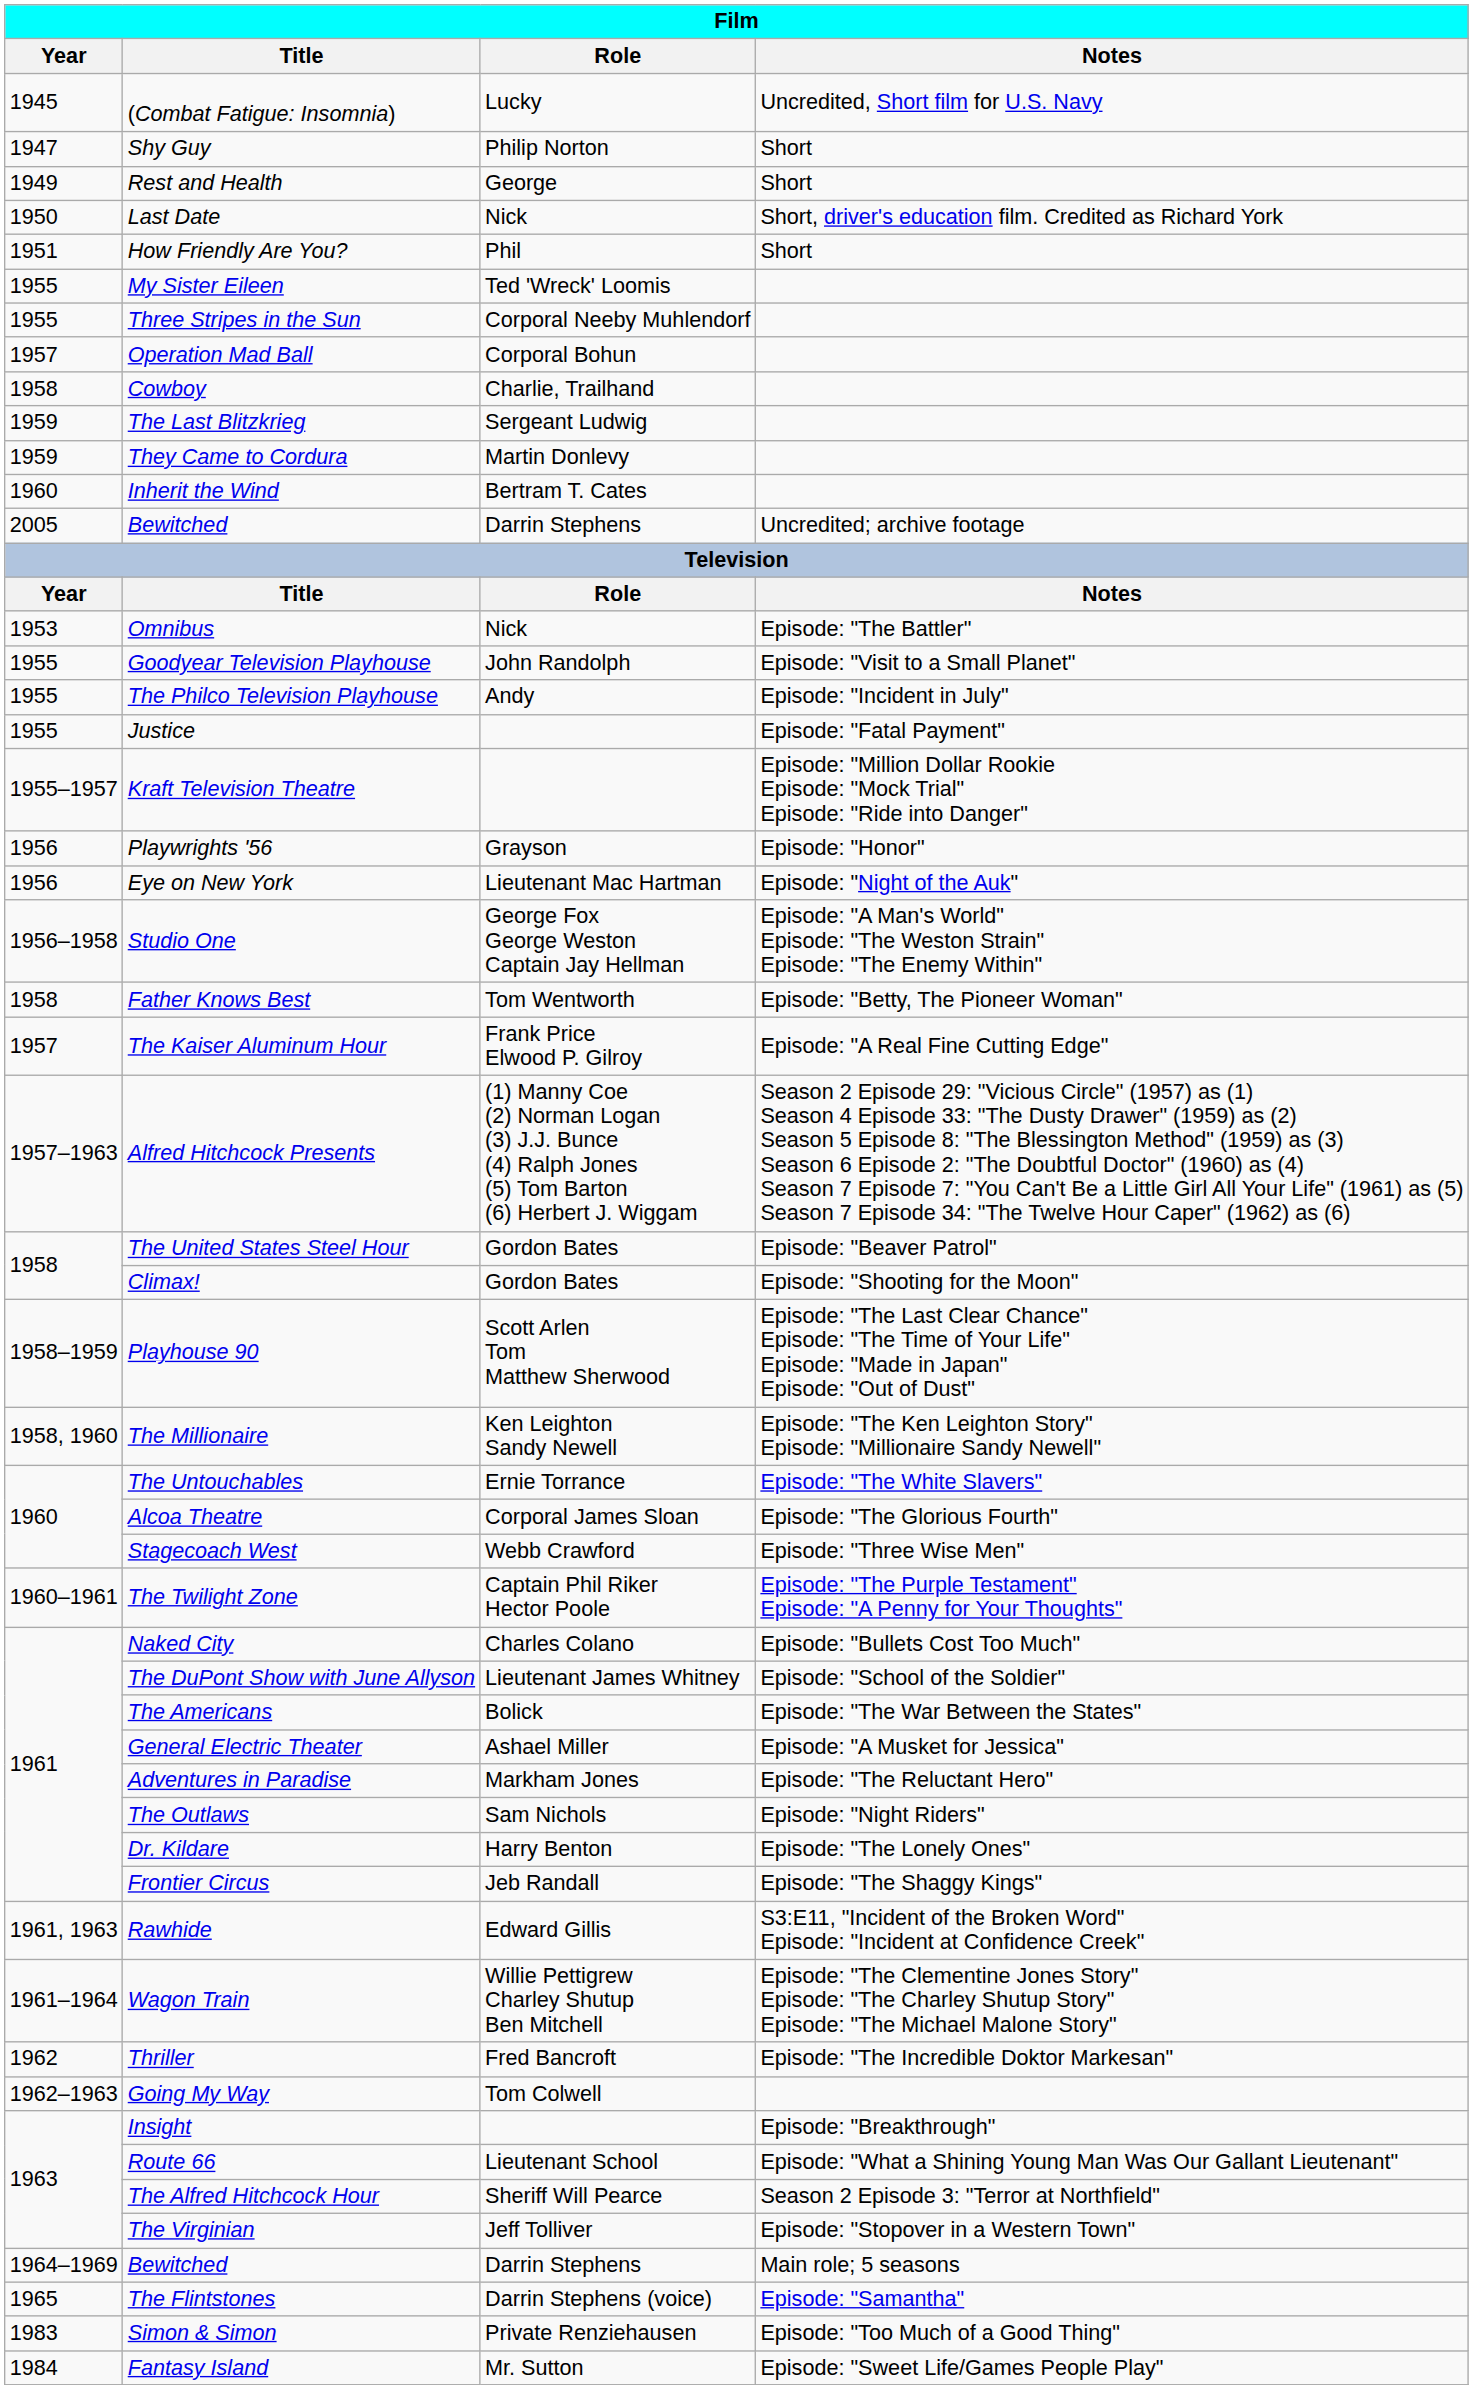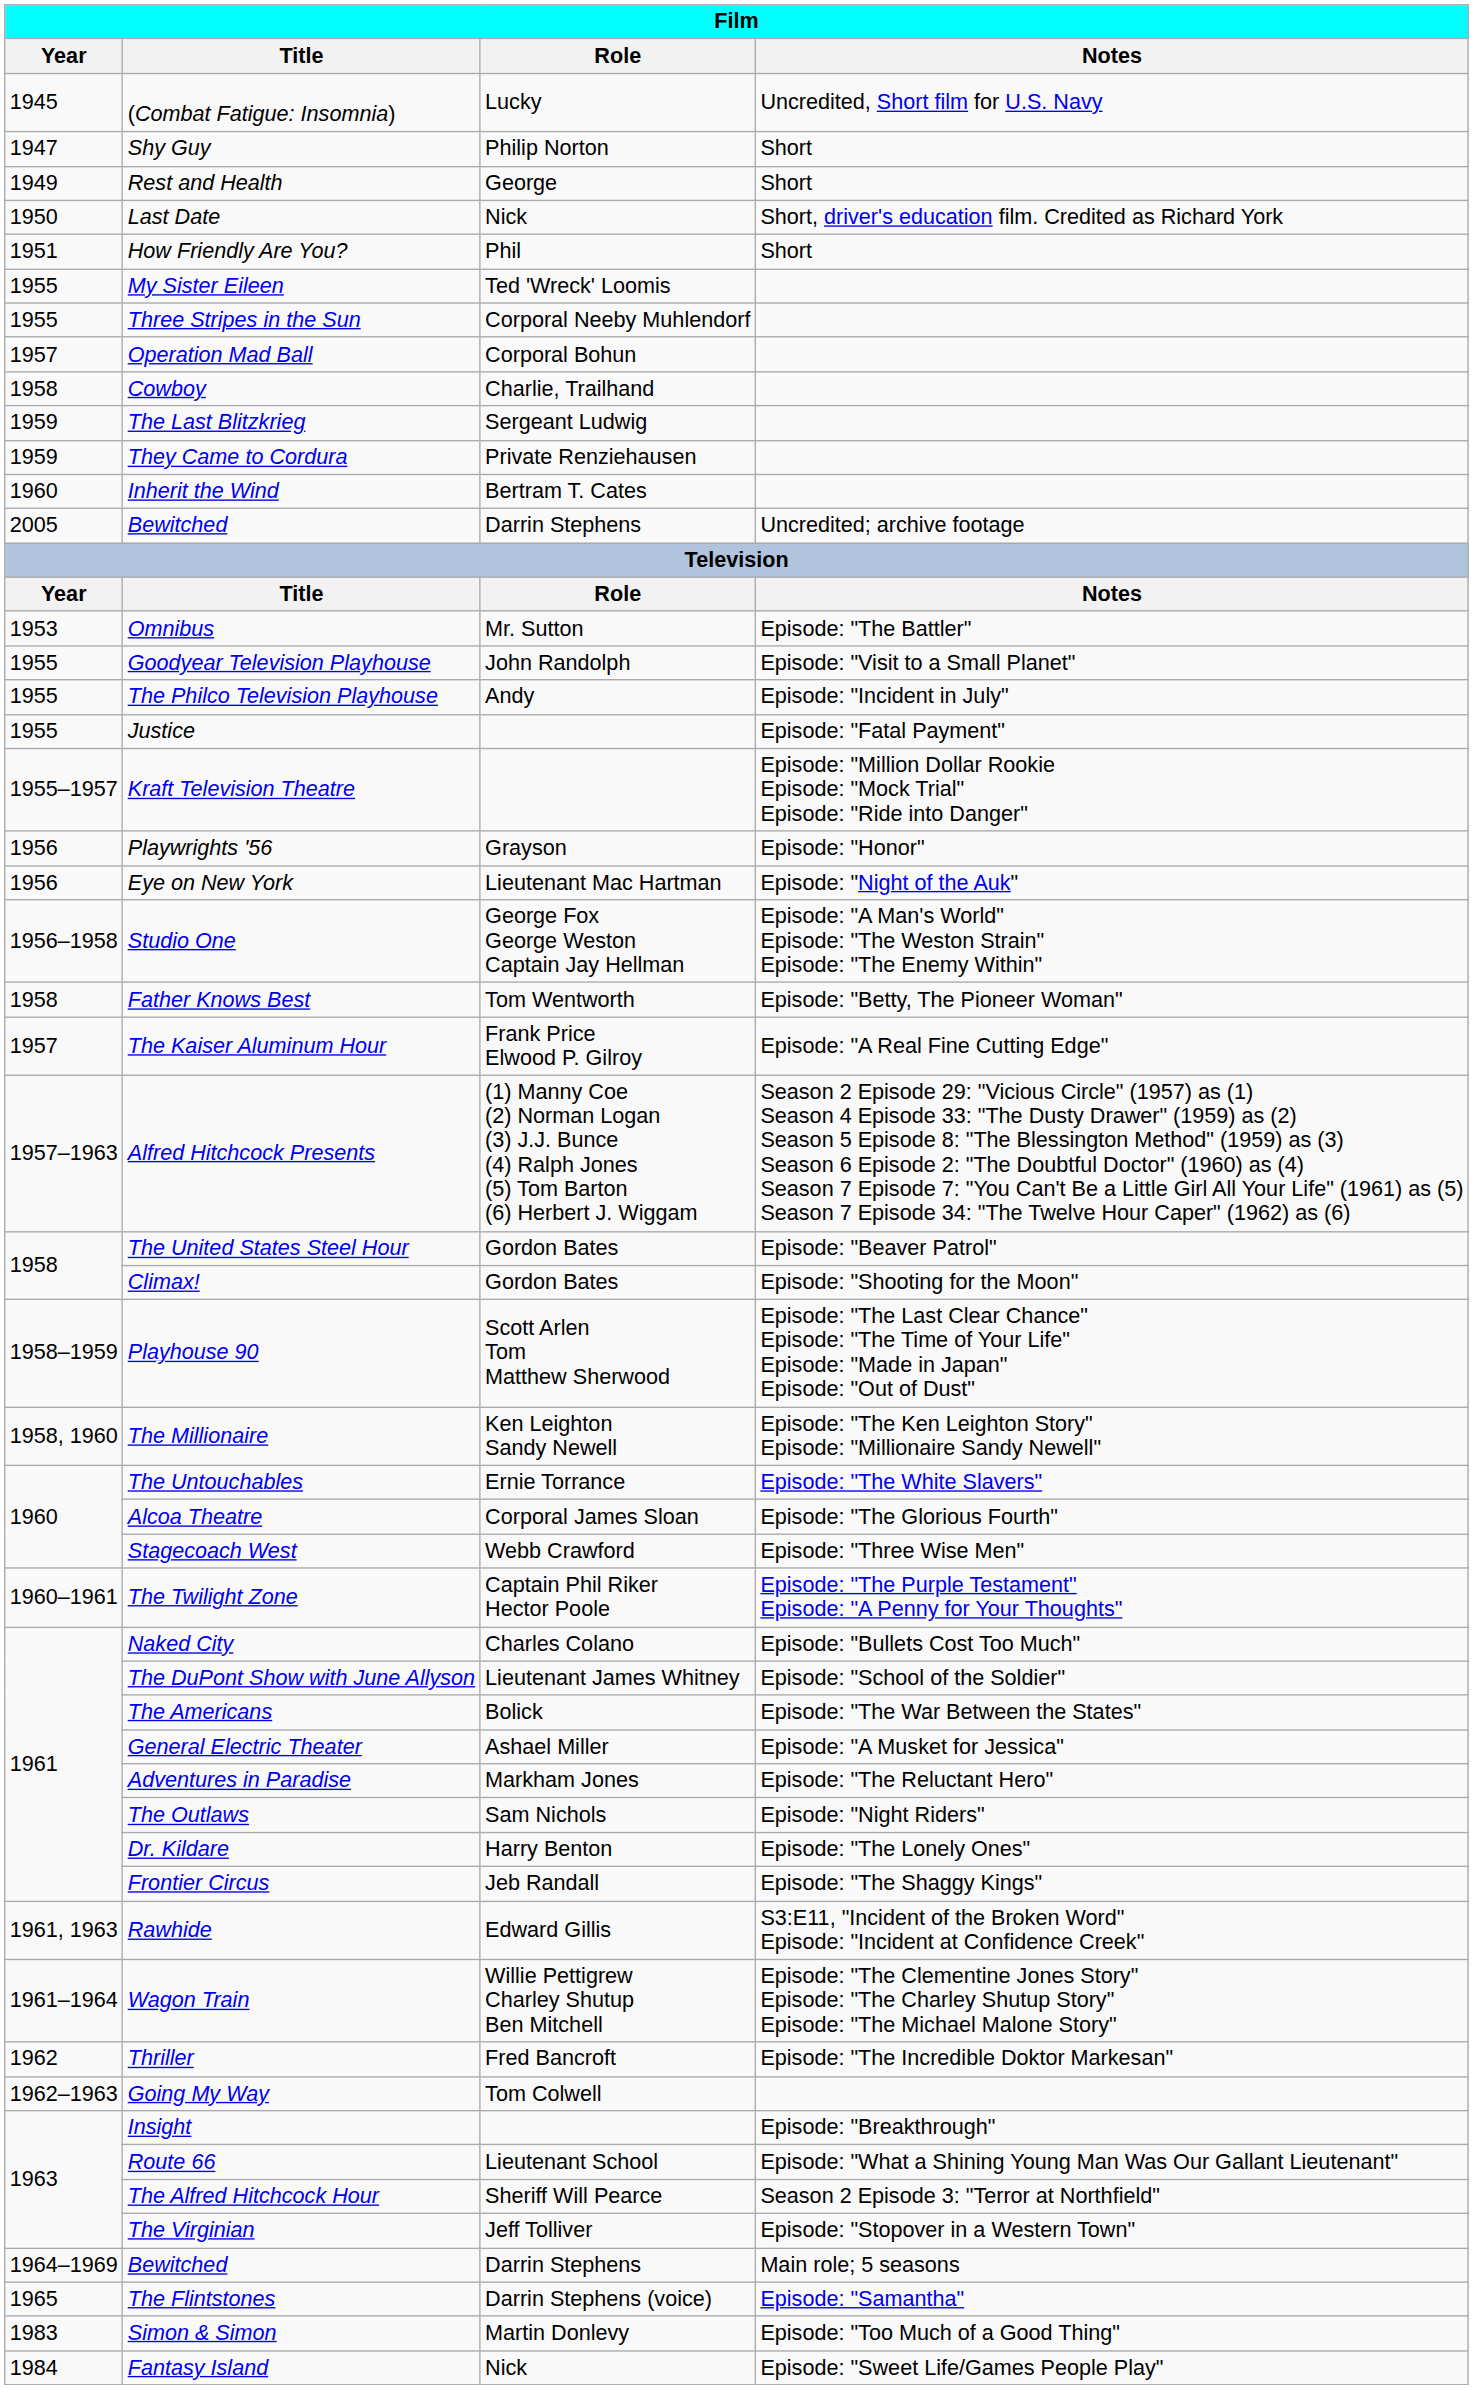(557, 457) Martin Donlevy -> (591, 457) Private Renziehausen
(506, 628) Nick -> (534, 628) Mr. Sutton
(591, 2333) Private Renziehausen -> (557, 2333) Martin Donlevy
(534, 2367) Mr. Sutton -> (506, 2367) Nick
